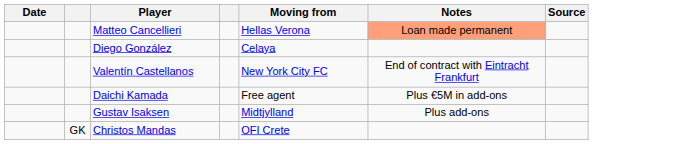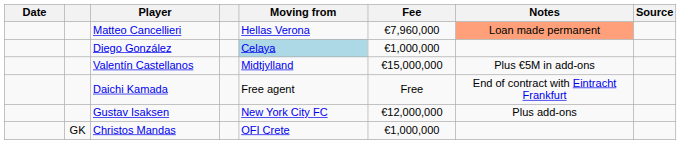+ column: (412, 13)
(258, 48) no background -> (258, 48) lightblue background
(284, 71) New York City FC -> (267, 65) Midtjylland
(457, 71) End of contract with Eintracht Frankfurt -> (545, 65) Plus €5M in add-ons
(457, 95) Plus €5M in add-ons -> (545, 89) End of contract with Eintracht Frankfurt
(267, 113) Midtjylland -> (284, 113) New York City FC
